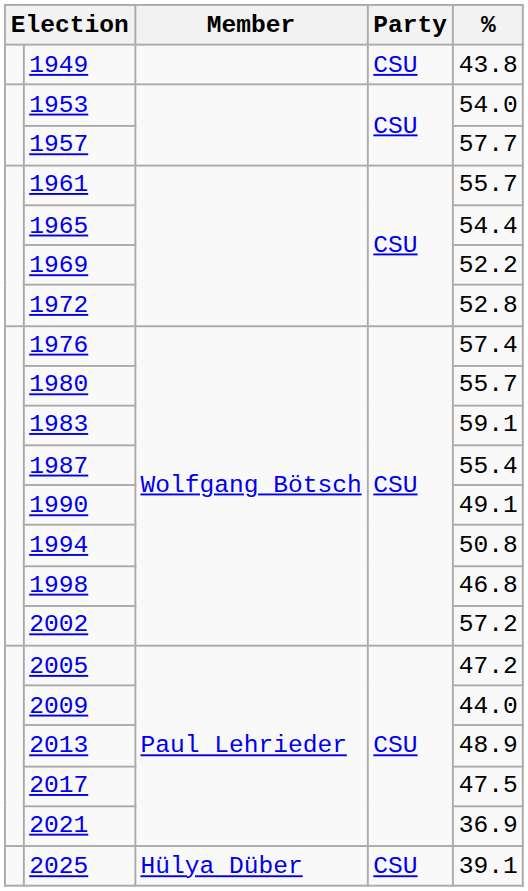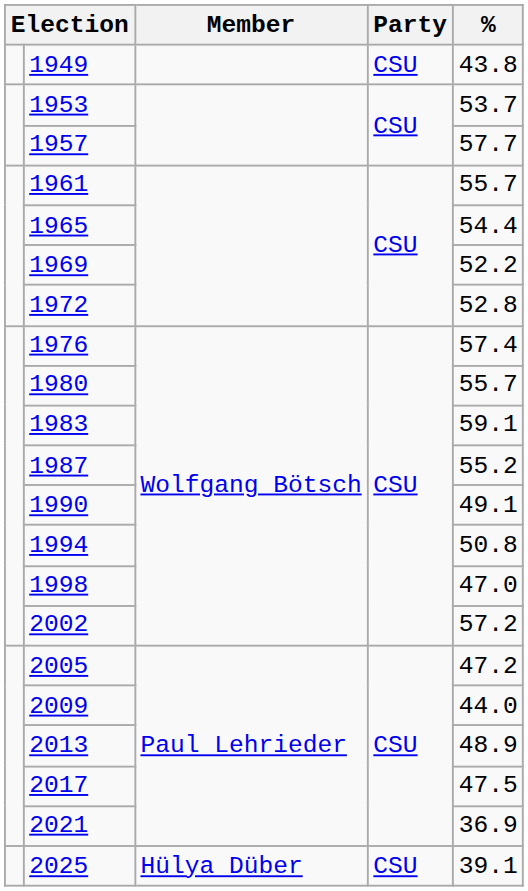(488, 105) 54.0 -> (488, 105) 53.7
(488, 465) 55.4 -> (488, 465) 55.2
(488, 586) 46.8 -> (488, 586) 47.0
